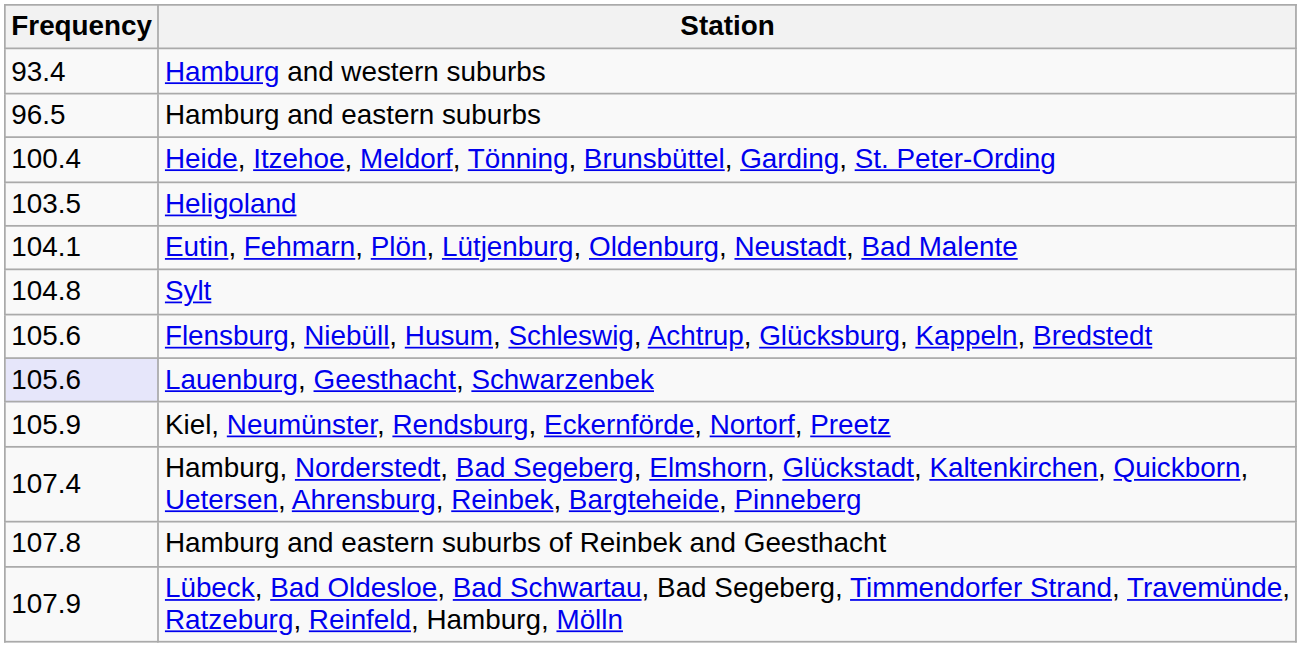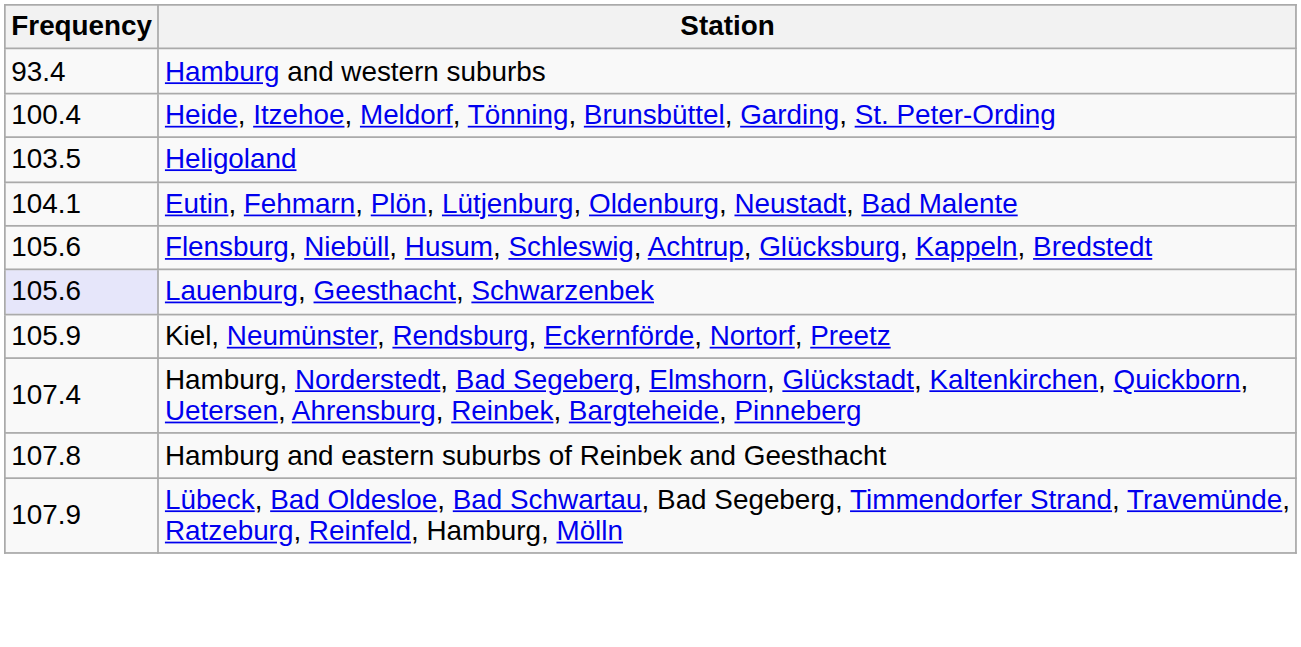- row: (353, 114)
- row: (188, 291)
